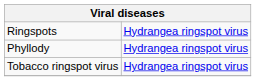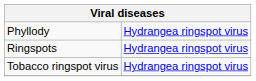rows swapped: (28, 48) <-> (32, 31)
